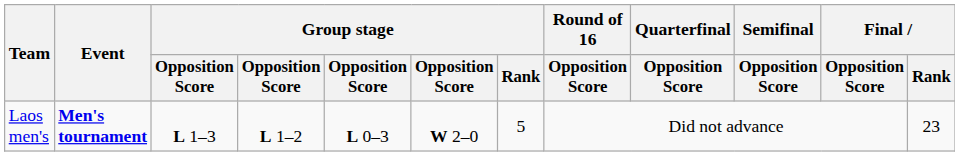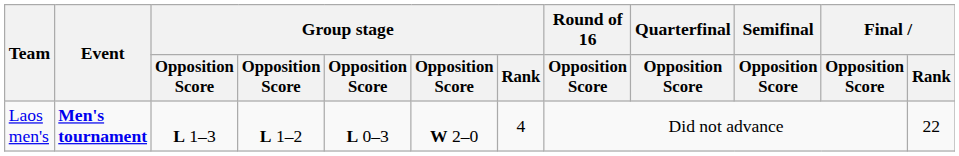(521, 126) 5 -> (521, 126) 4
(931, 126) 23 -> (931, 126) 22
